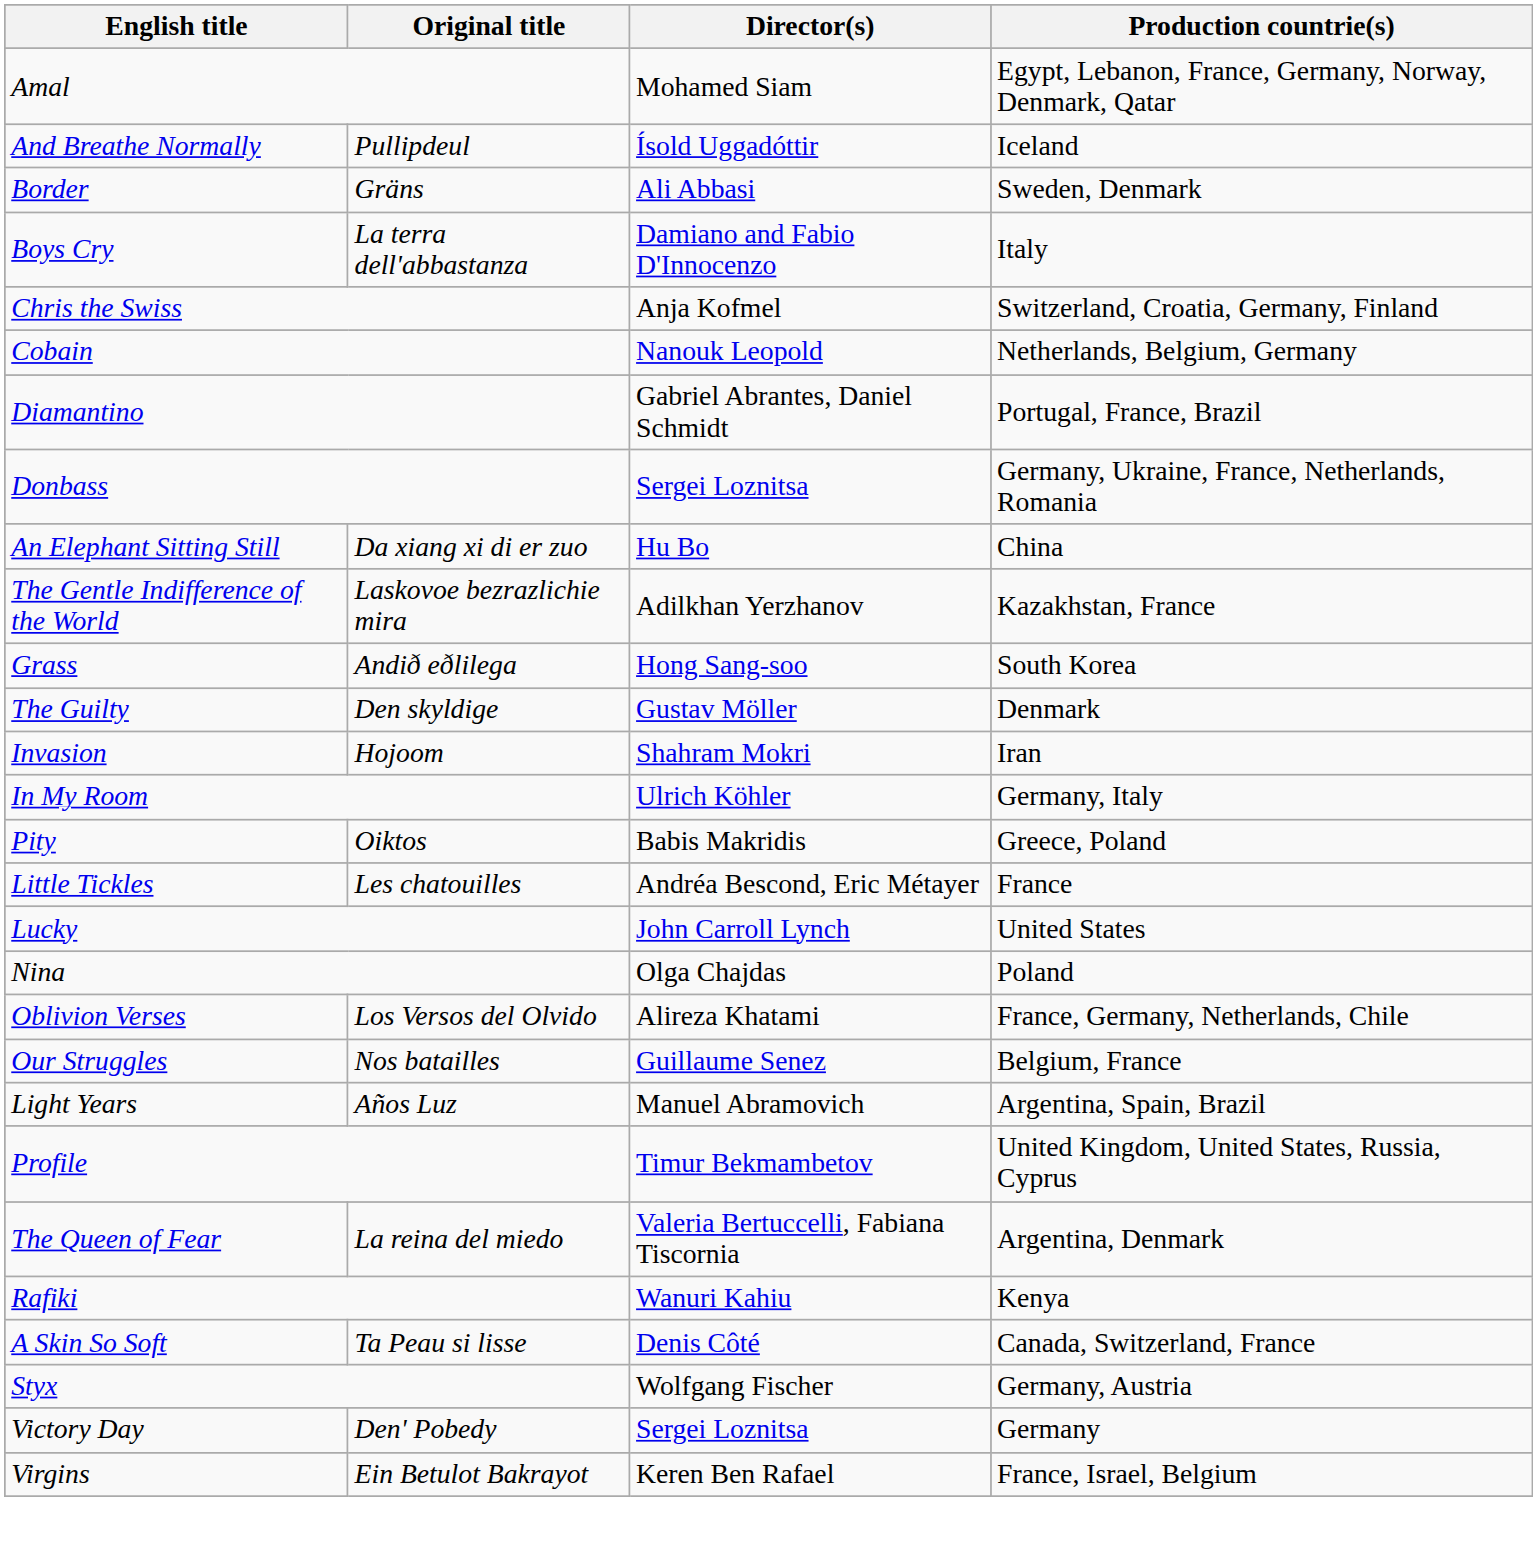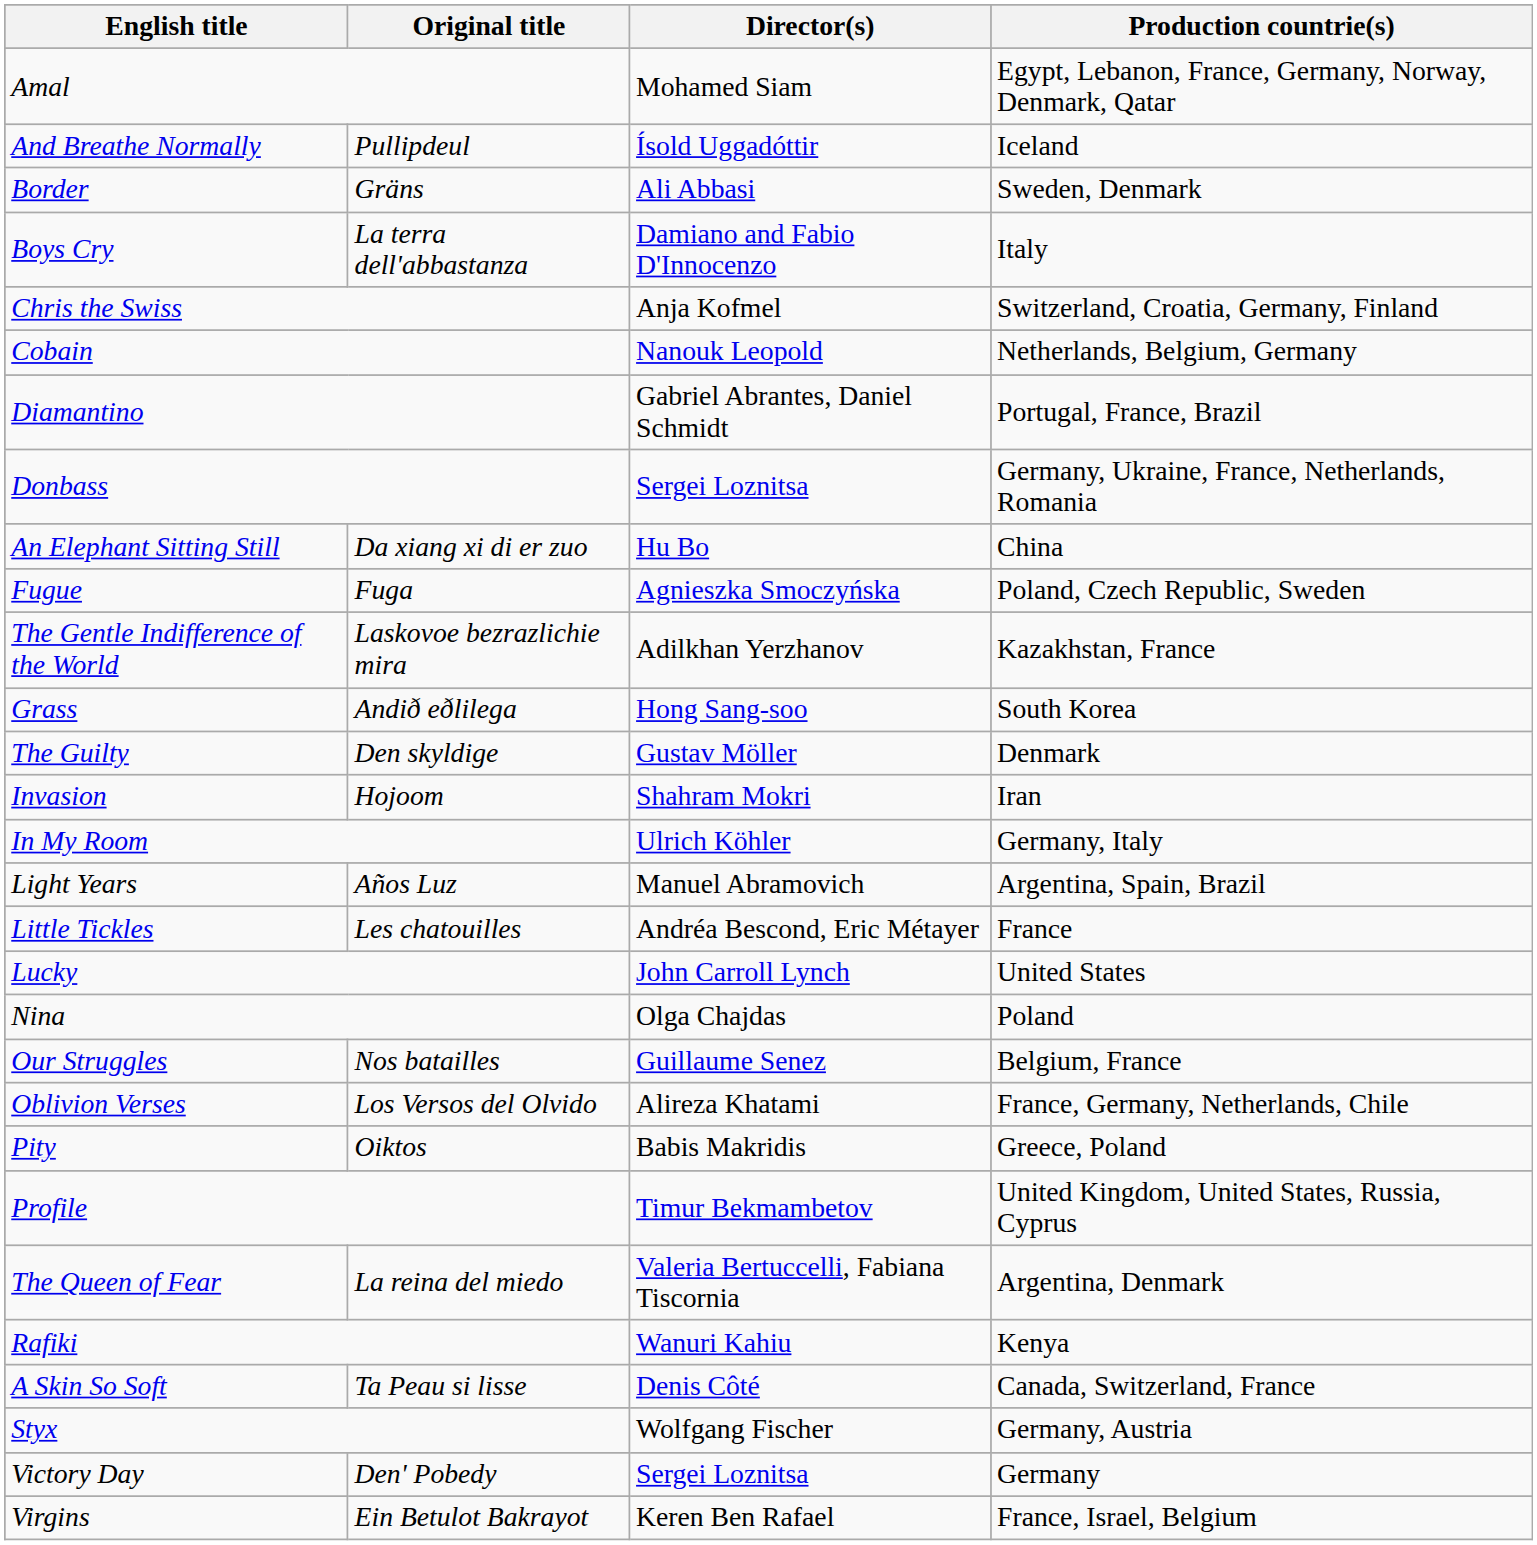+ row: (47, 589)
rows swapped: (74, 1104) <-> (34, 840)
rows swapped: (99, 1016) <-> (89, 1060)
